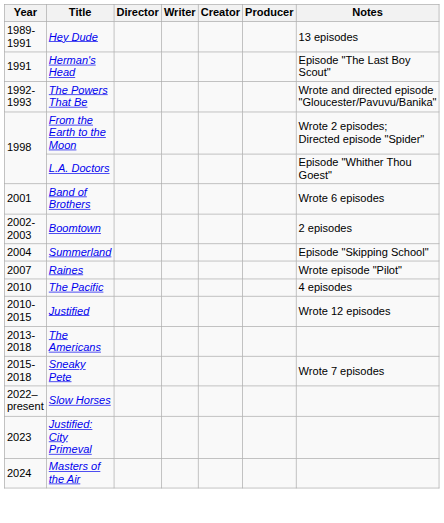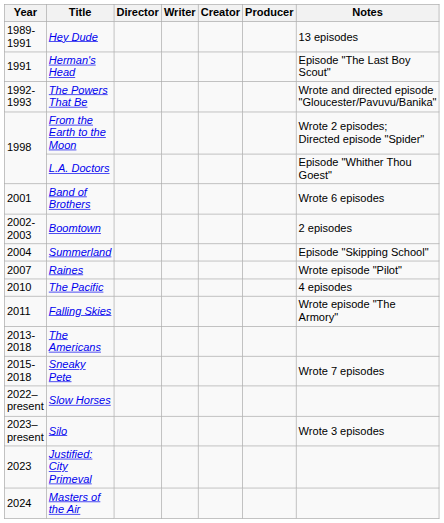- row: (69, 311)
+ row: (80, 311)
+ row: (58, 431)
